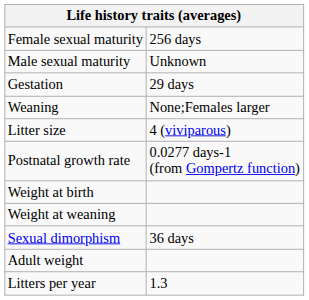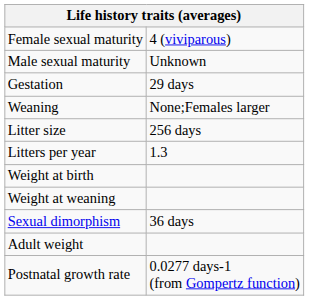(175, 38) 256 days -> (190, 38) 4 (viviparous)
(190, 130) 4 (viviparous) -> (175, 130) 256 days
rows swapped: (52, 283) <-> (69, 161)
